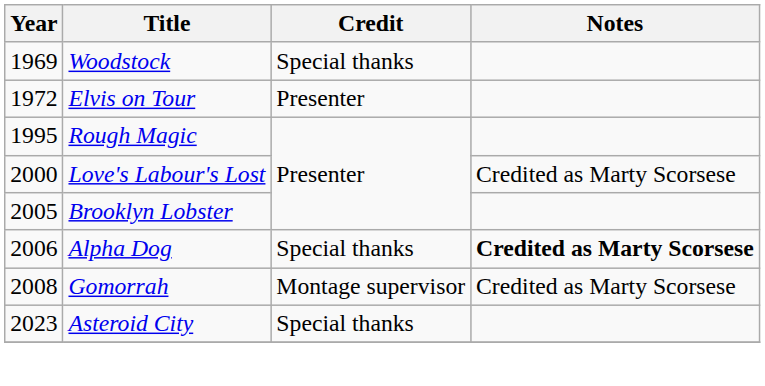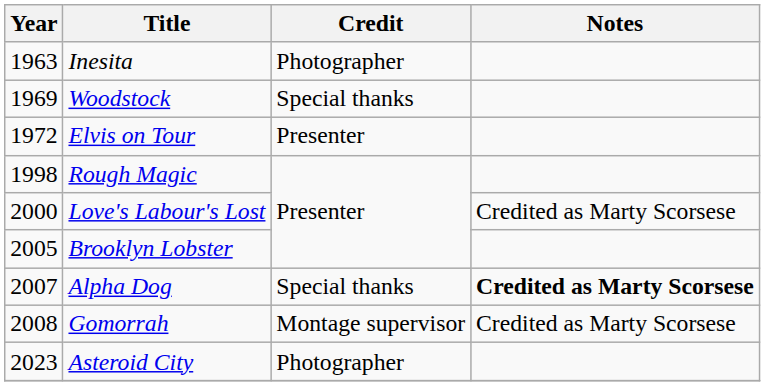+ row: (101, 60)
(34, 135) 1995 -> (34, 173) 1998
(34, 248) 2006 -> (34, 286) 2007
(345, 323) Special thanks -> (340, 361) Photographer
